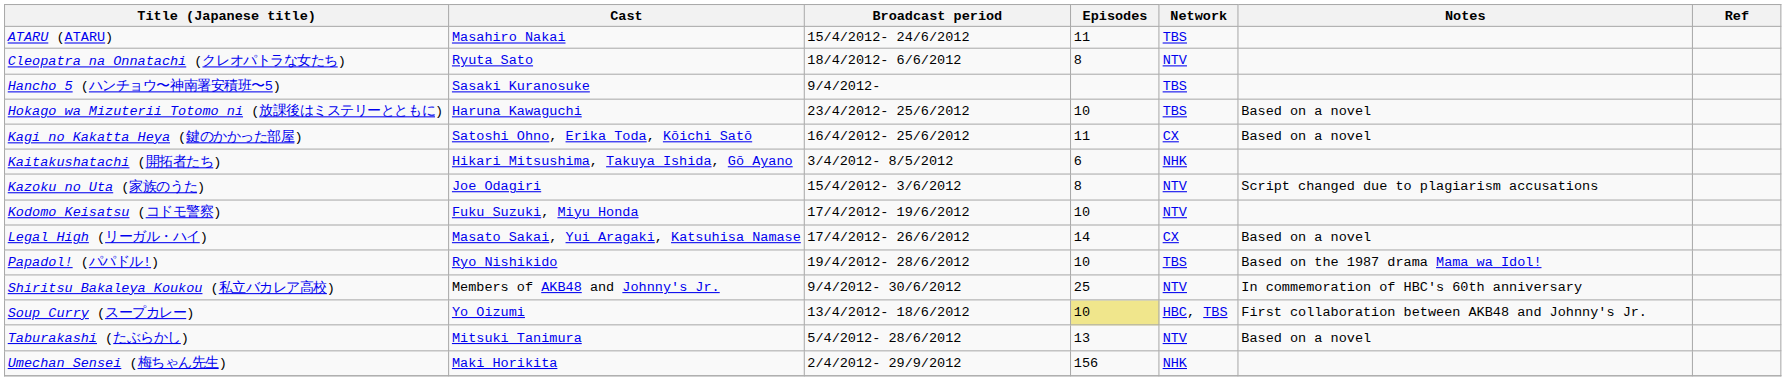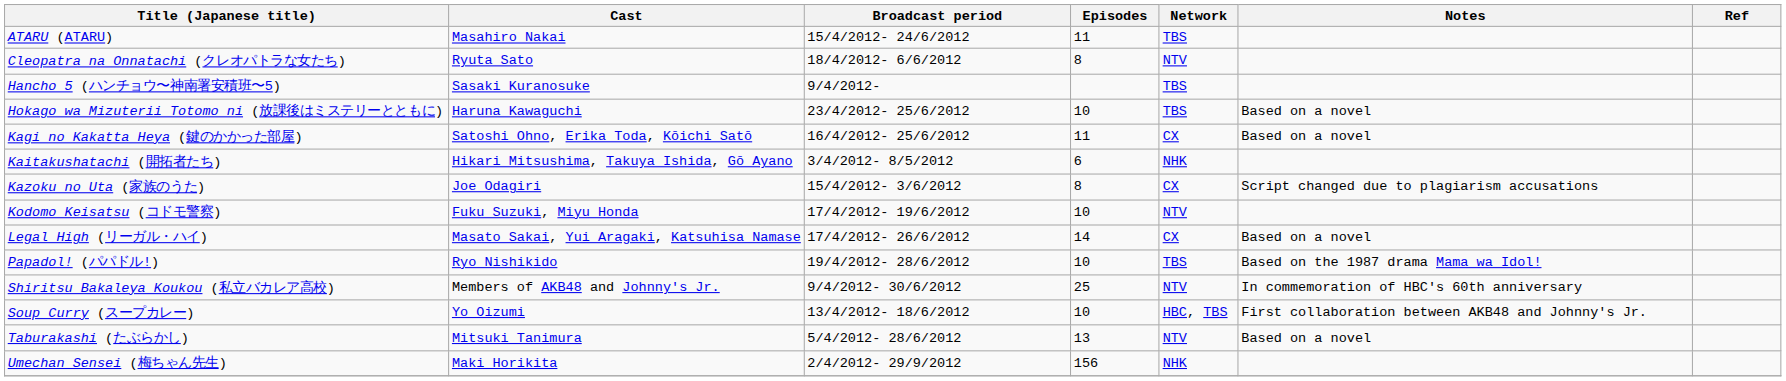(1175, 187) NTV -> (1171, 187) CX
(1082, 313) khaki background -> (1082, 313) no background
